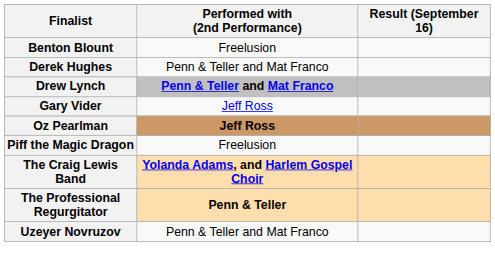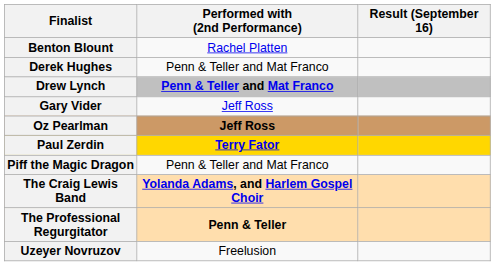(247, 47) Freelusion -> (247, 47) Rachel Platten
+ row: (71, 145)
(247, 145) Freelusion -> (247, 164) Penn & Teller and Mat Franco
(247, 231) Penn & Teller and Mat Franco -> (247, 251) Freelusion
